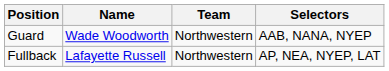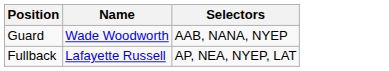- column: (214, 15)
